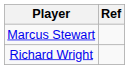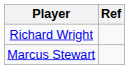rows swapped: (51, 54) <-> (51, 34)
